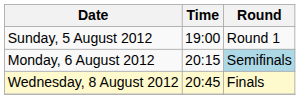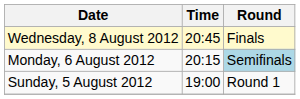rows swapped: (80, 37) <-> (93, 82)
